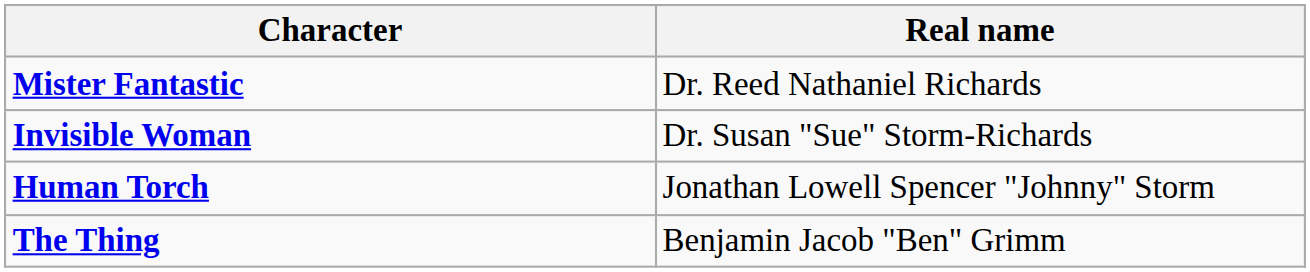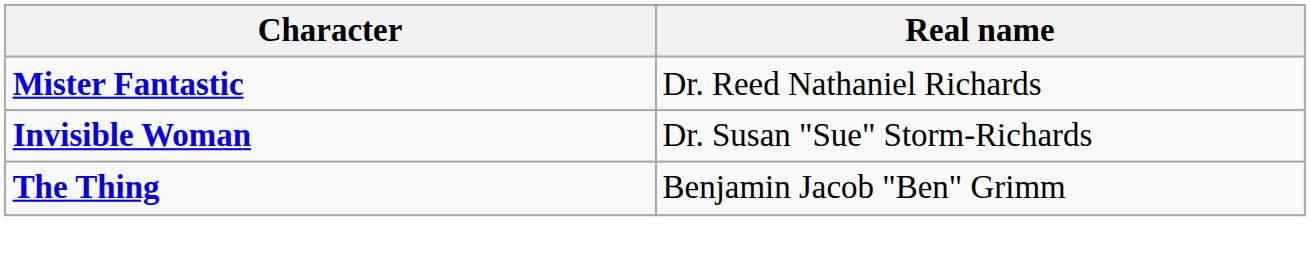- row: (111, 187)
